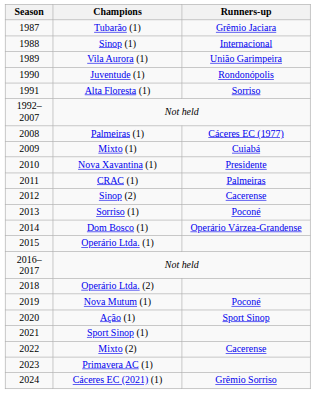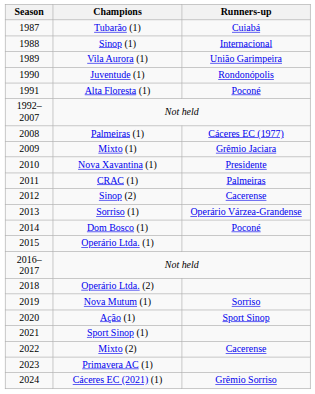(246, 28) Grêmio Jaciara -> (246, 28) Cuiabá
(246, 91) Sorriso -> (246, 91) Poconé
(246, 149) Cuiabá -> (246, 149) Grêmio Jaciara
(246, 212) Poconé -> (246, 212) Operário Várzea-Grandense
(246, 228) Operário Várzea-Grandense -> (246, 228) Poconé
(246, 302) Poconé -> (246, 302) Sorriso
